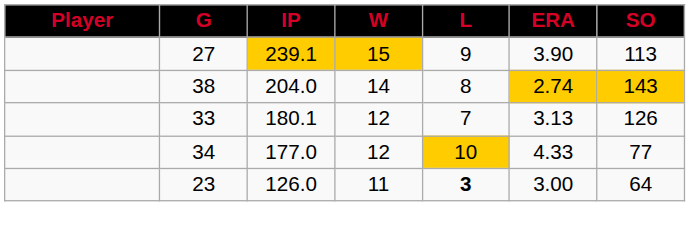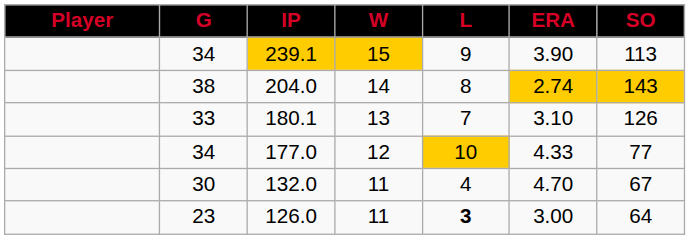(204, 53) 27 -> (204, 53) 34
(378, 119) 12 -> (378, 119) 13
(553, 119) 3.13 -> (553, 119) 3.10
+ row: (291, 184)
